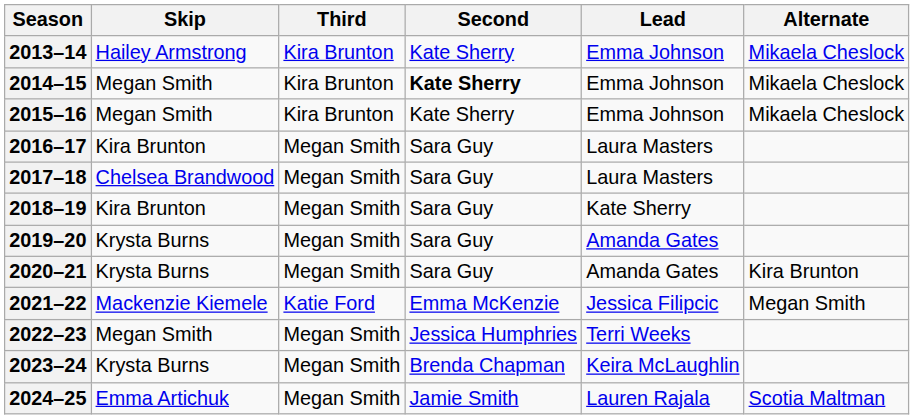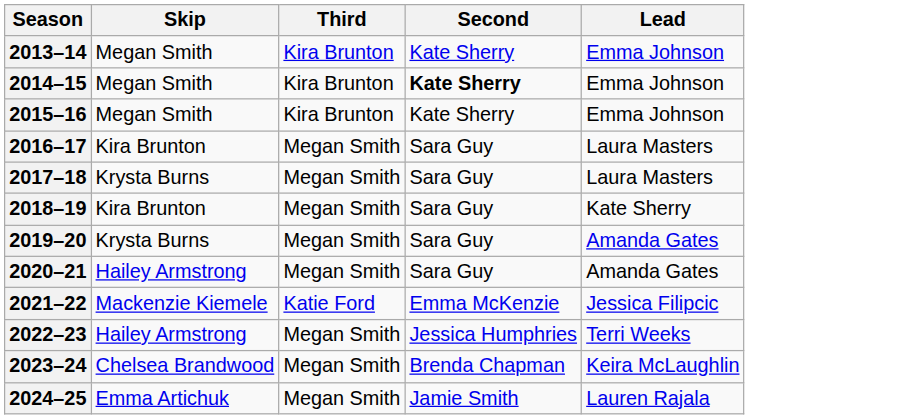- column: (826, 20)
(171, 51) Hailey Armstrong -> (154, 51) Megan Smith
(185, 177) Chelsea Brandwood -> (152, 177) Krysta Burns
(152, 271) Krysta Burns -> (171, 271) Hailey Armstrong
(154, 334) Megan Smith -> (171, 334) Hailey Armstrong
(152, 366) Krysta Burns -> (185, 366) Chelsea Brandwood
